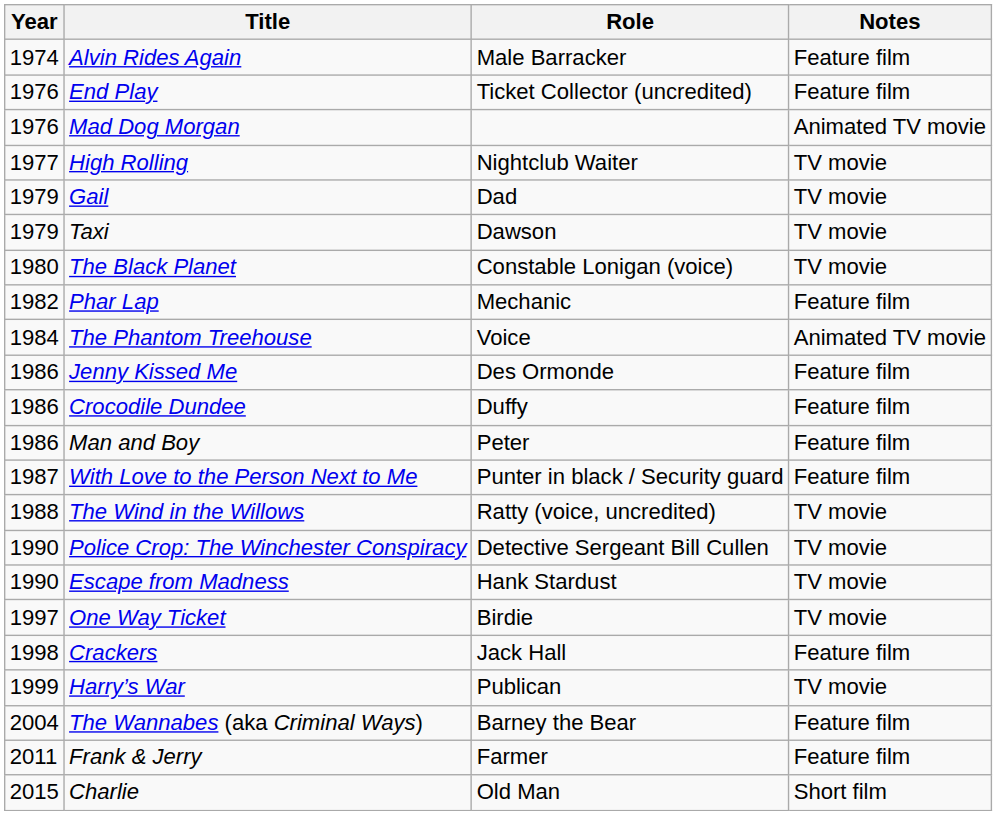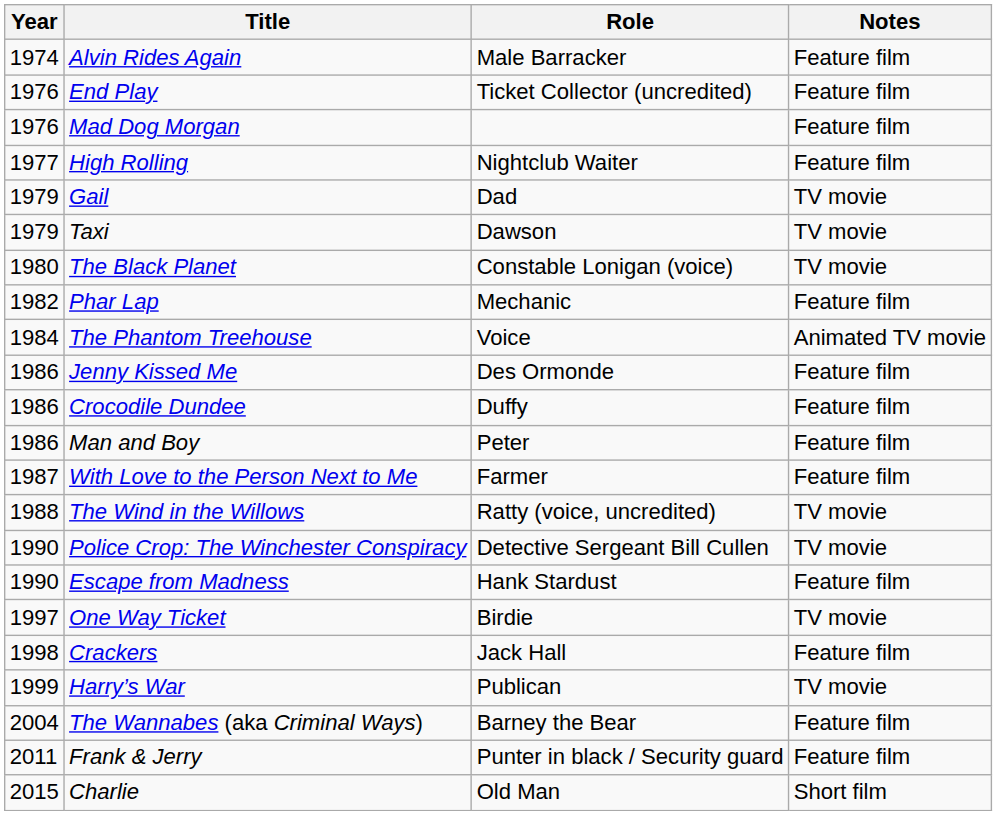(890, 127) Animated TV movie -> (852, 127) Feature film
(840, 162) TV movie -> (852, 162) Feature film
(630, 477) Punter in black / Security guard -> (512, 477) Farmer
(840, 582) TV movie -> (852, 582) Feature film
(512, 757) Farmer -> (630, 757) Punter in black / Security guard
